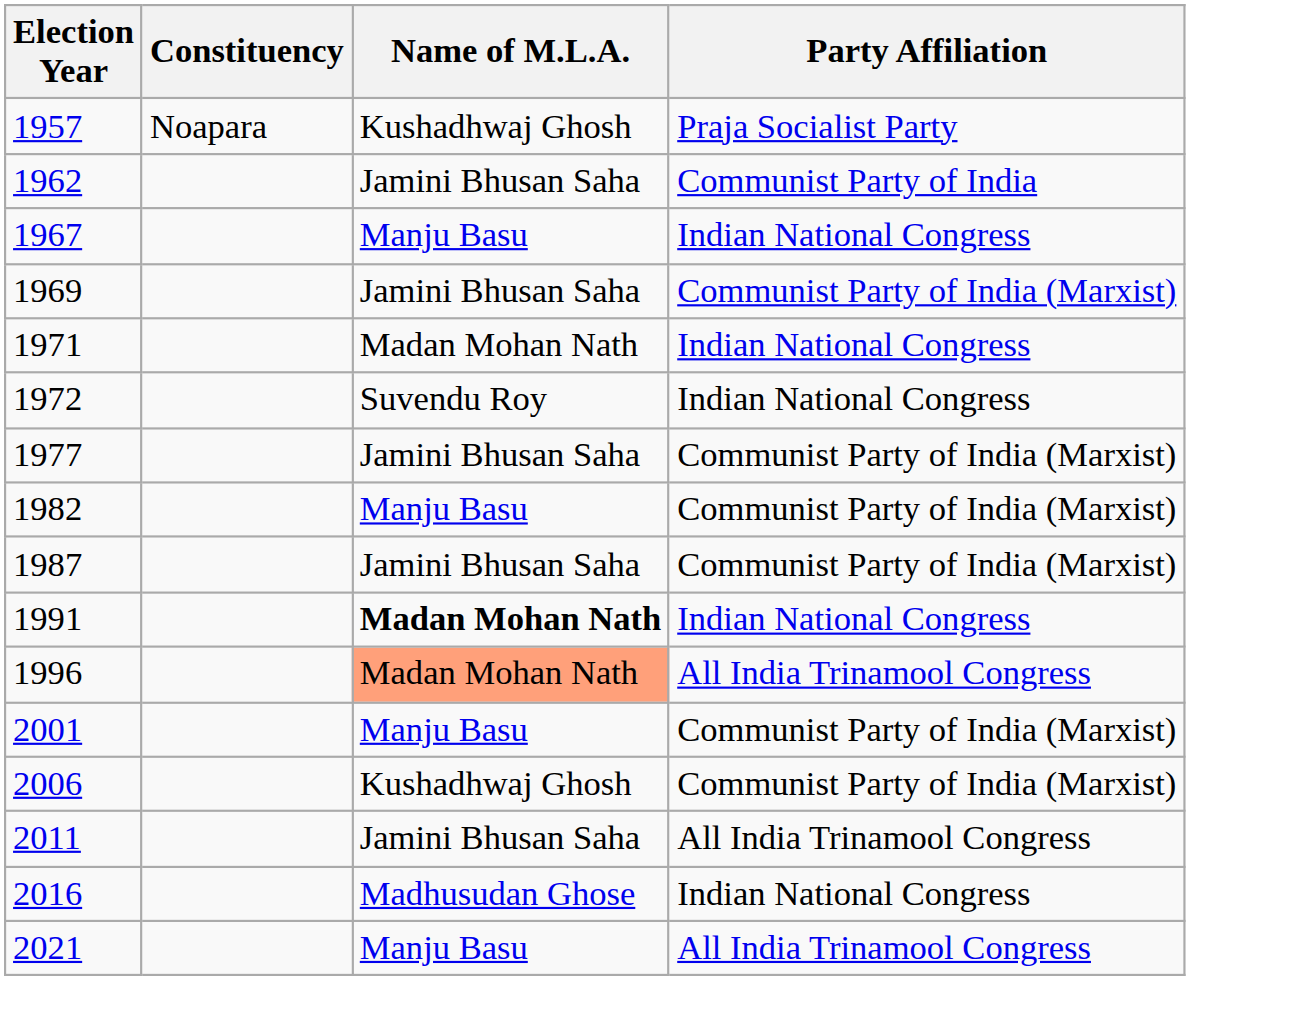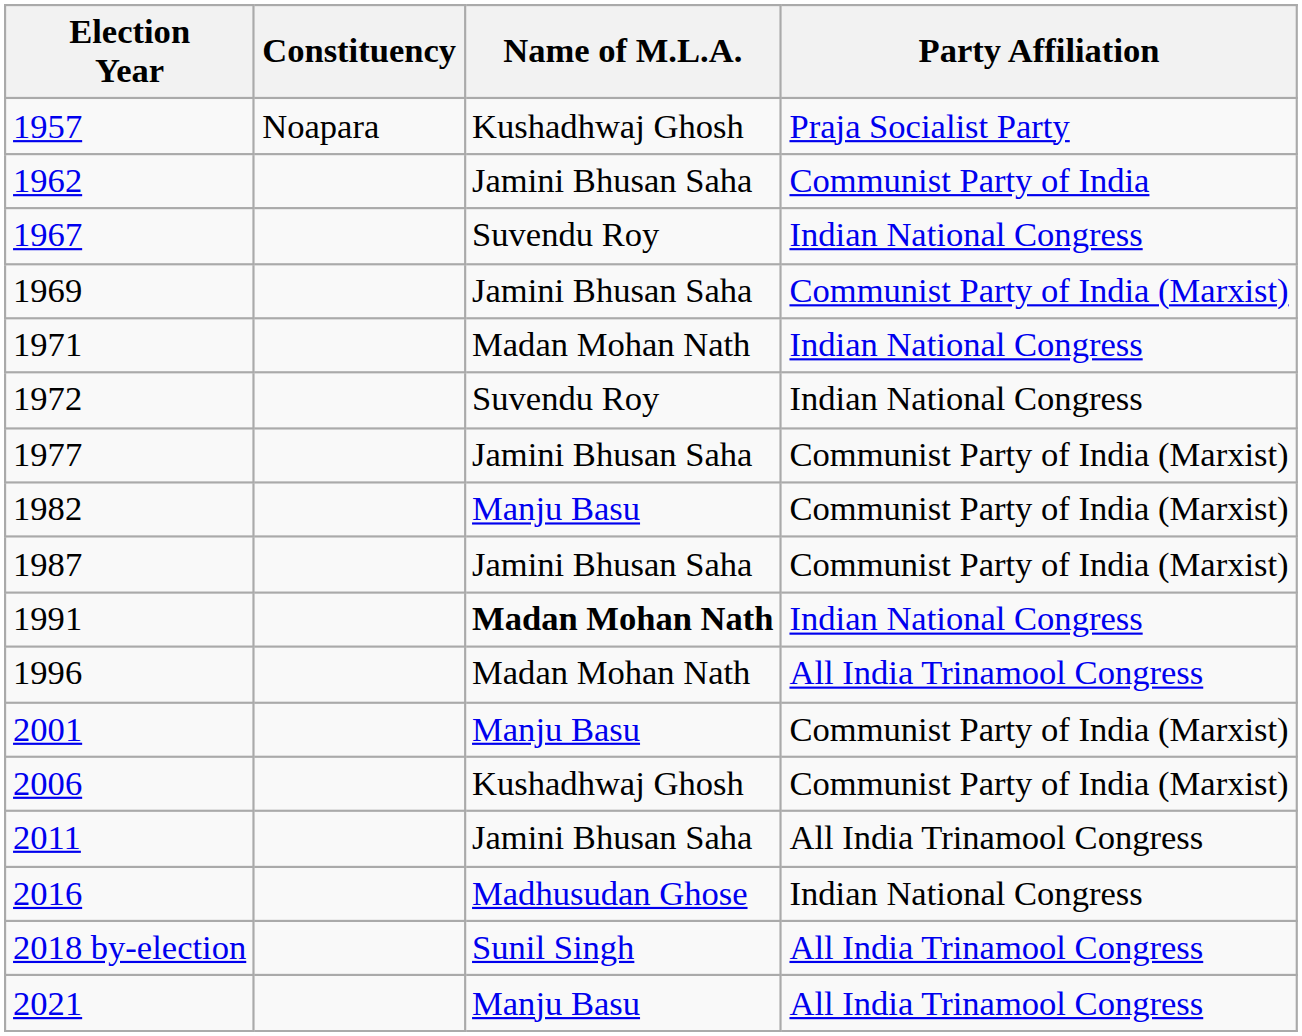(444, 235) Manju Basu -> (566, 235) Suvendu Roy
(499, 673) lightsalmon background -> (611, 673) no background
+ row: (130, 947)
